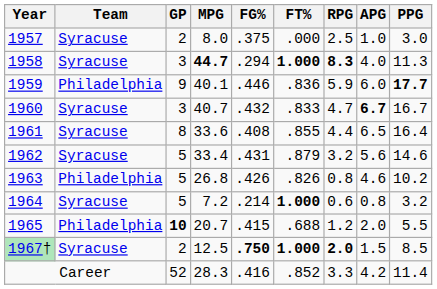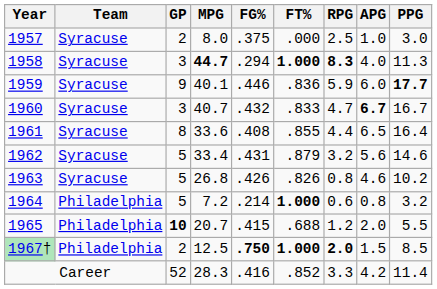(110, 87) Philadelphia -> (93, 87) Syracuse
(110, 180) Philadelphia -> (93, 180) Syracuse
(93, 203) Syracuse -> (110, 203) Philadelphia
(93, 250) Syracuse -> (110, 250) Philadelphia
